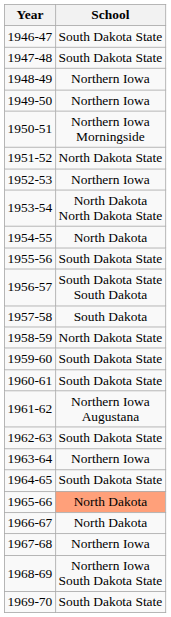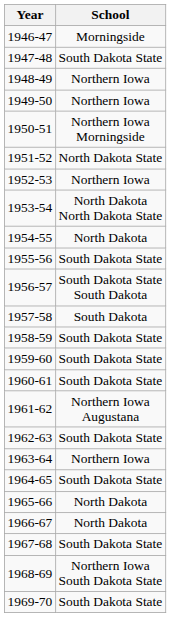(110, 36) South Dakota State -> (110, 36) Morningside
(110, 337) North Dakota State -> (110, 337) South Dakota State
(110, 501) lightsalmon background -> (110, 501) no background
(110, 544) Northern Iowa -> (110, 544) South Dakota State
